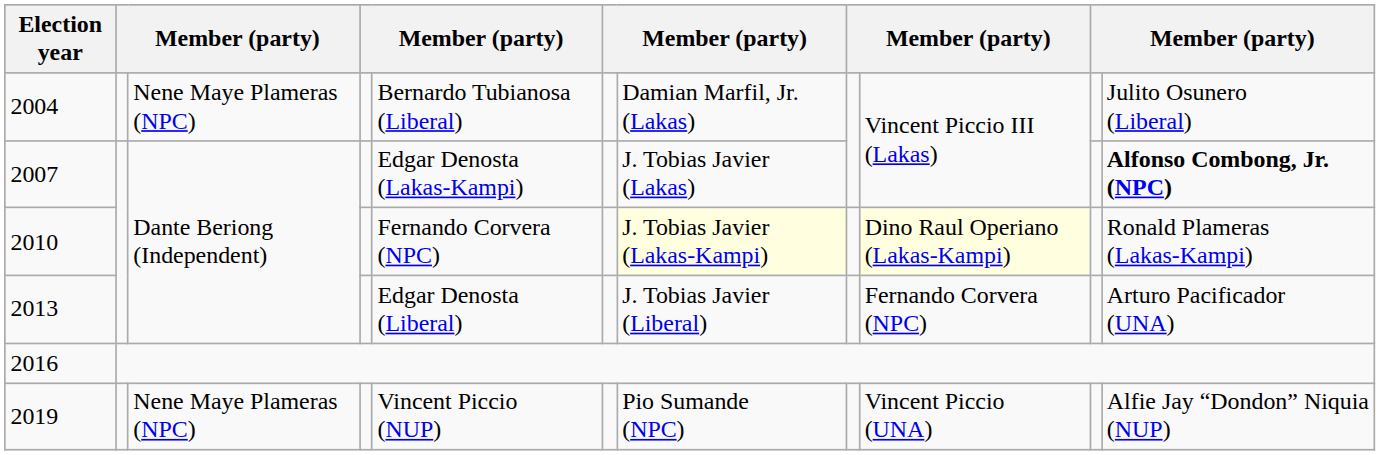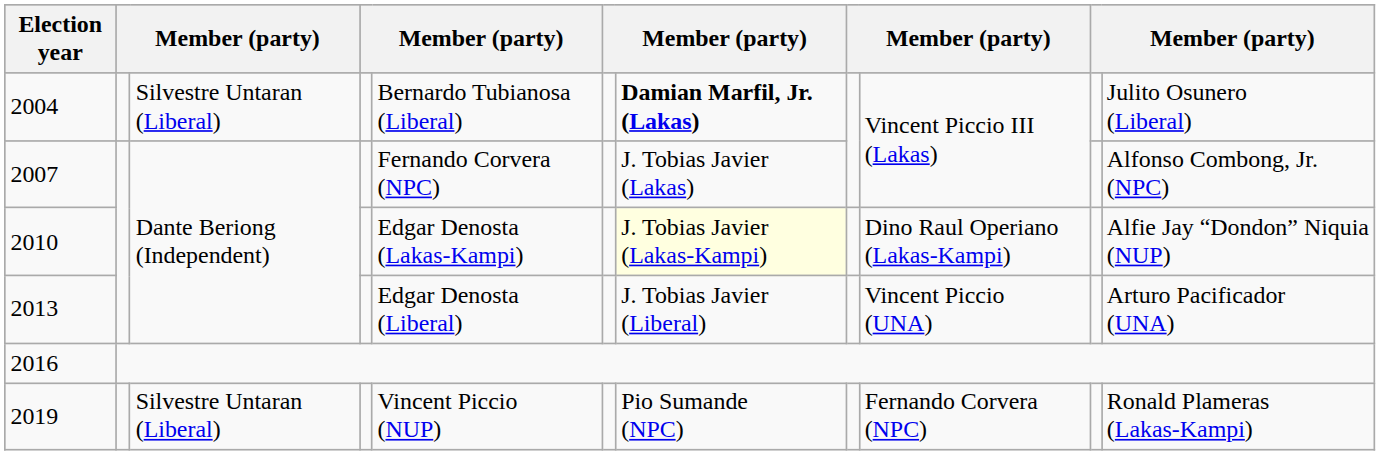(235, 106) Nene Maye Plameras (NPC) -> (219, 106) Silvestre Untaran (Liberal)
(710, 106) normal -> (717, 106) bold
(450, 174) Edgar Denosta (Lakas-Kampi) -> (464, 174) Fernando Corvera (NPC)
(1218, 174) bold -> (1212, 174) normal
(464, 241) Fernando Corvera (NPC) -> (450, 241) Edgar Denosta (Lakas-Kampi)
(962, 241) lightyellow background -> (962, 241) no background
(1188, 241) Ronald Plameras (Lakas-Kampi) -> (1238, 241) Alfie Jay “Dondon” Niquia (NUP)
(951, 309) Fernando Corvera (NPC) -> (935, 309) Vincent Piccio (UNA)
(235, 416) Nene Maye Plameras (NPC) -> (219, 416) Silvestre Untaran (Liberal)
(935, 416) Vincent Piccio (UNA) -> (951, 416) Fernando Corvera (NPC)
(1238, 416) Alfie Jay “Dondon” Niquia (NUP) -> (1188, 416) Ronald Plameras (Lakas-Kampi)
